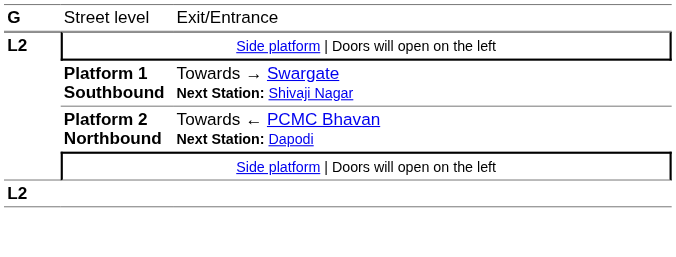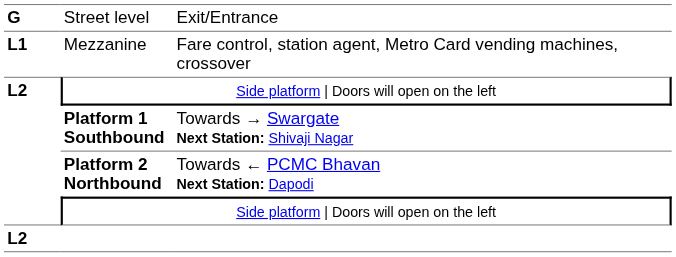+ row: (105, 44)
